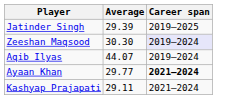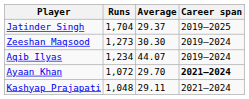+ column: (119, 12)
(119, 27) 29.39 -> (151, 27) 29.37
(174, 42) lavender background -> (206, 42) no background
(119, 72) 29.77 -> (151, 72) 29.70
